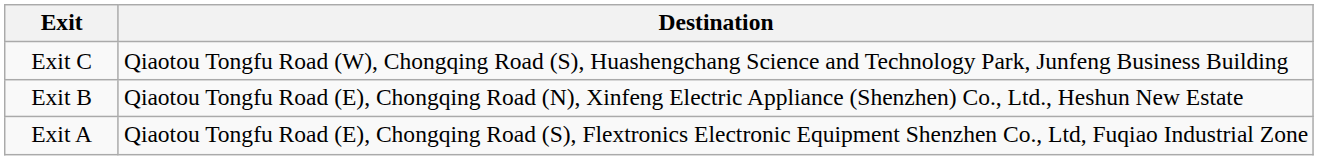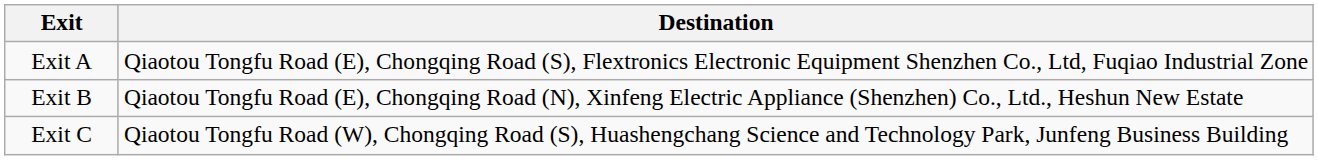rows swapped: (62, 135) <-> (62, 60)
